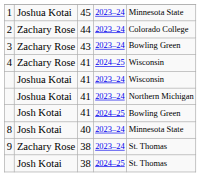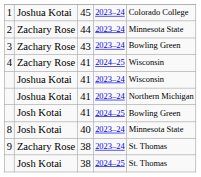(156, 12) Minnesota State -> (159, 12) Colorado College
(159, 29) Colorado College -> (156, 29) Minnesota State
